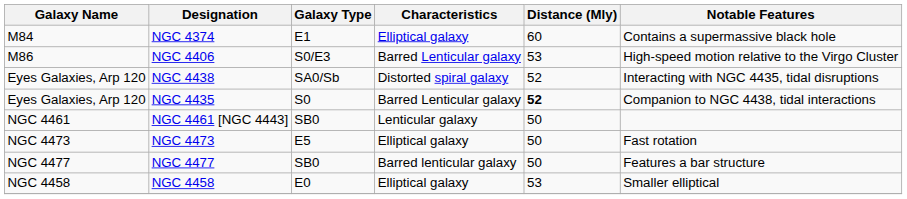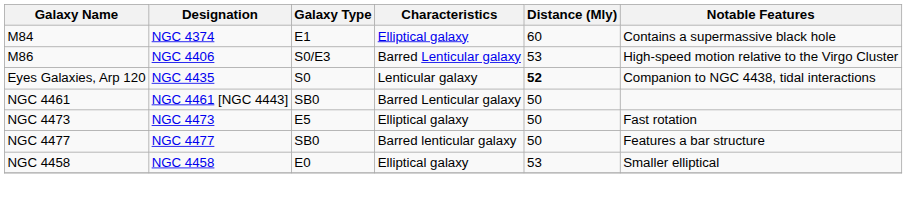- row: (183, 78)
(449, 99) Barred Lenticular galaxy -> (428, 78) Lenticular galaxy
(428, 120) Lenticular galaxy -> (449, 99) Barred Lenticular galaxy
